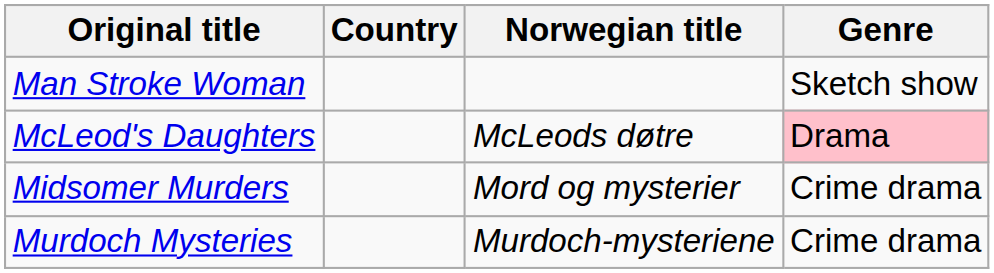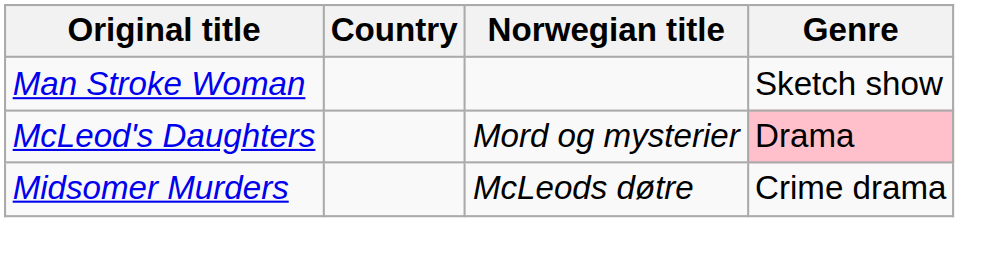(583, 135) McLeods døtre -> (606, 135) Mord og mysterier
(606, 188) Mord og mysterier -> (583, 188) McLeods døtre
- row: (153, 240)
